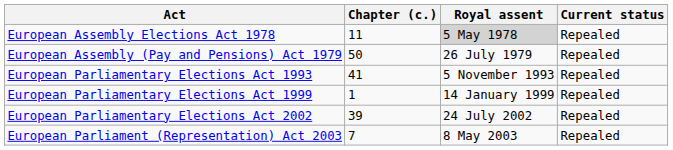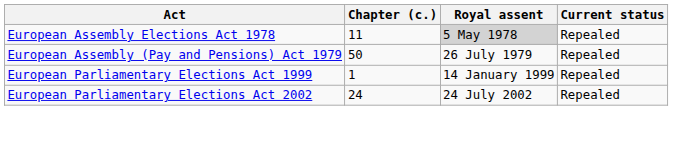- row: (160, 75)
(355, 115) 39 -> (355, 95) 24
- row: (175, 135)
